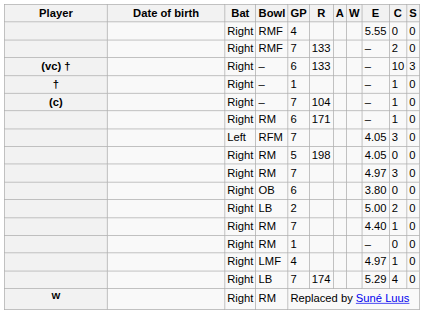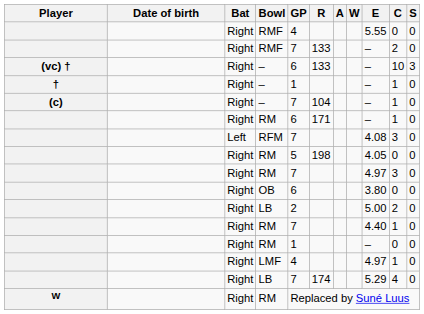(376, 137) 4.05 -> (376, 137) 4.08
